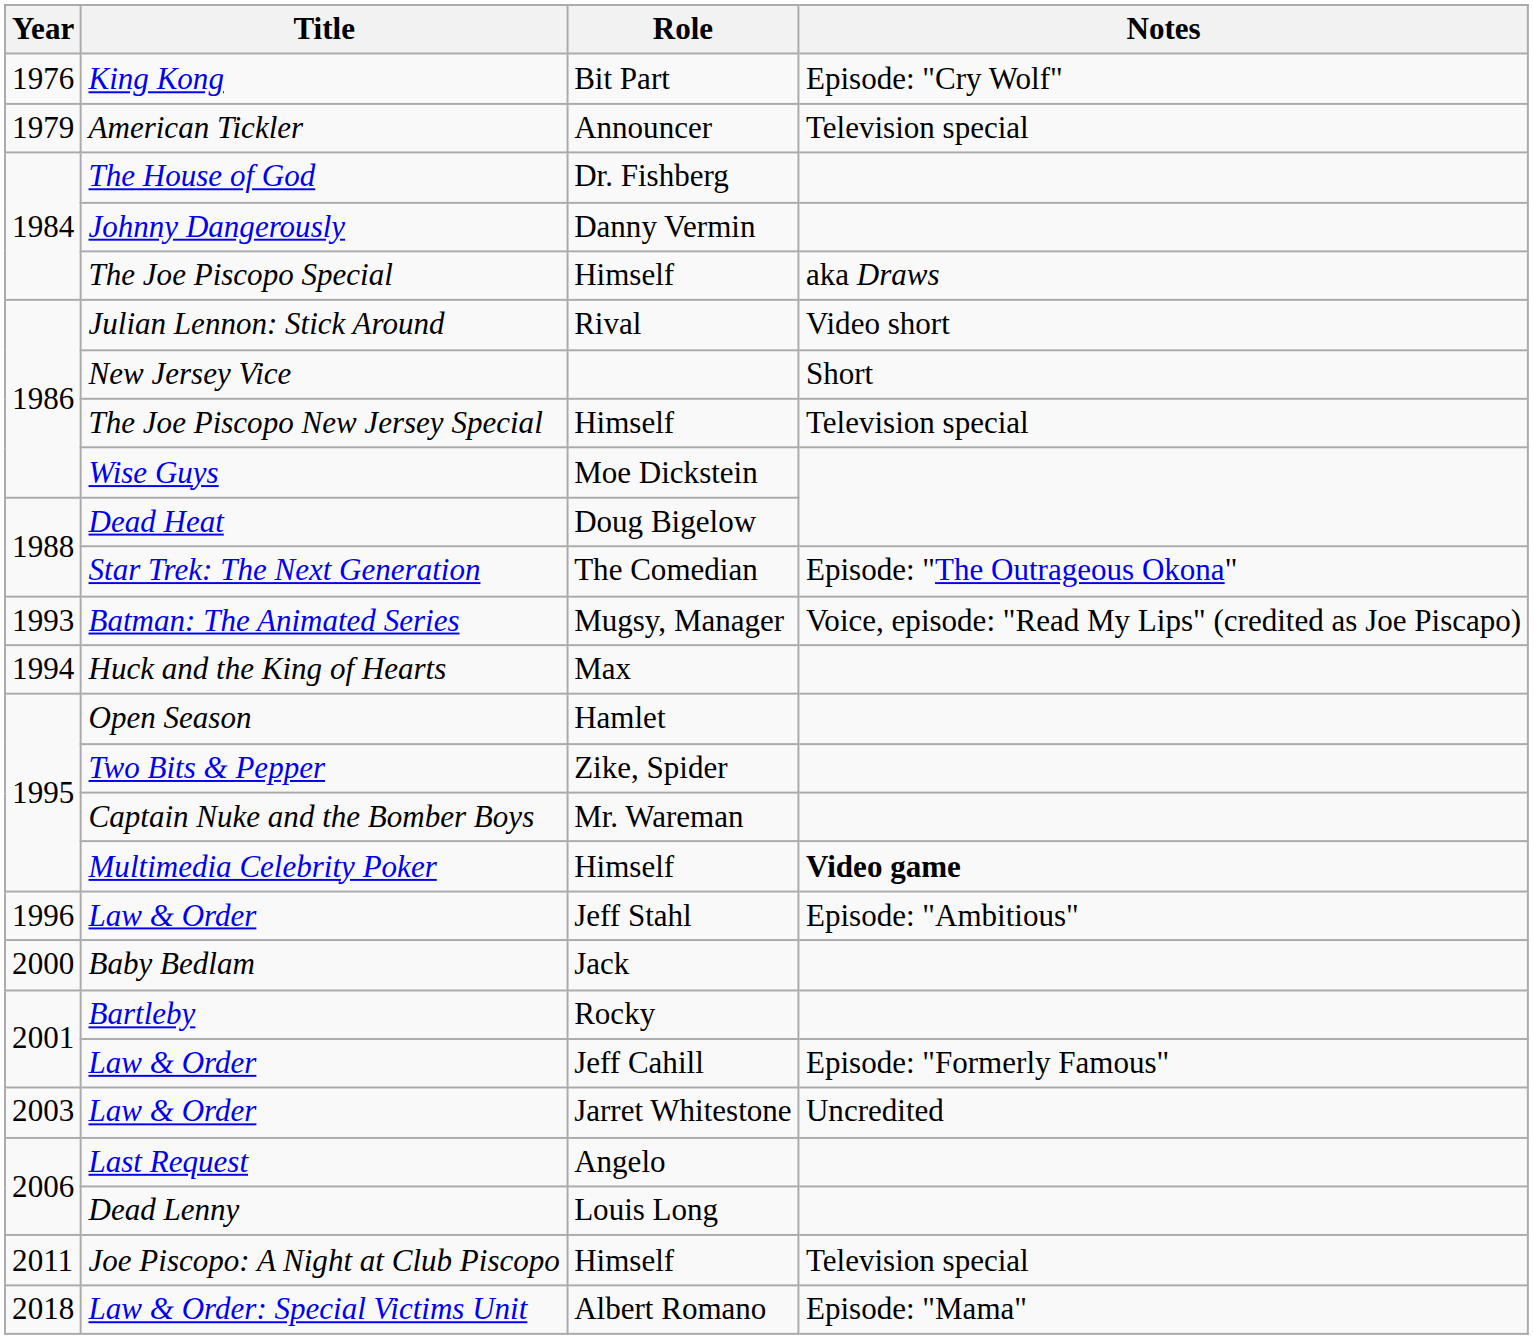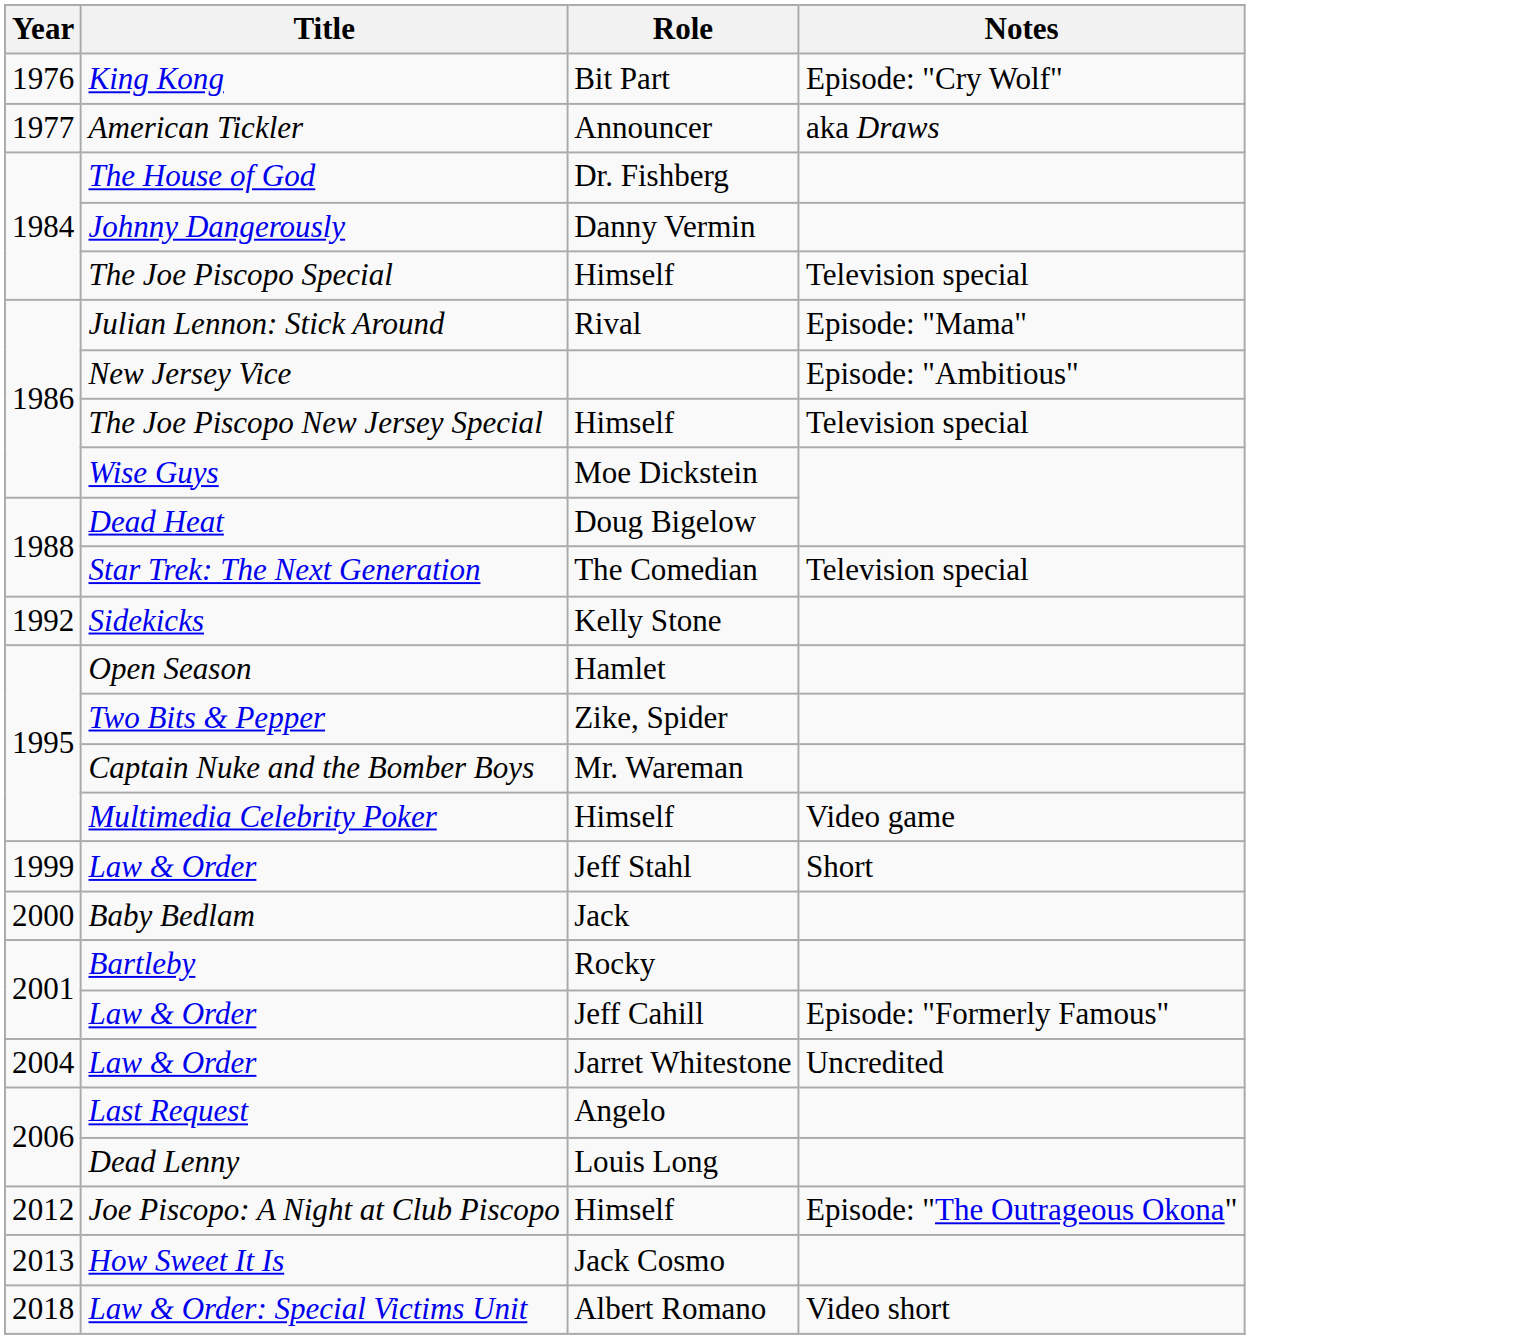(43, 127) 1979 -> (43, 127) 1977
(917, 127) Television special -> (873, 127) aka Draws
(873, 275) aka Draws -> (917, 275) Television special
(878, 324) Video short -> (916, 324) Episode: "Mama"
(840, 373) Short -> (942, 373) Episode: "Ambitious"
(1022, 570) Episode: "The Outrageous Okona" -> (917, 570) Television special
+ row: (146, 619)
- row: (274, 619)
- row: (267, 669)
(883, 865) bold -> (880, 816) normal
(43, 915) 1996 -> (43, 865) 1999
(942, 915) Episode: "Ambitious" -> (840, 865) Short
(43, 1112) 2003 -> (43, 1062) 2004
(43, 1259) 2011 -> (43, 1210) 2012
(917, 1259) Television special -> (1022, 1210) Episode: "The Outrageous Okona"
+ row: (186, 1259)
(916, 1309) Episode: "Mama" -> (878, 1309) Video short
